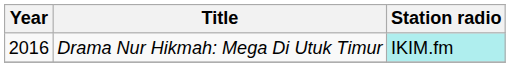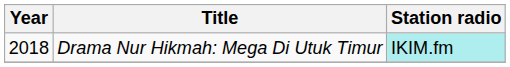(29, 47) 2016 -> (29, 47) 2018
